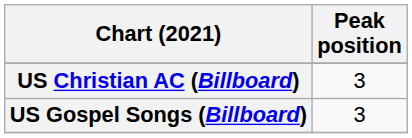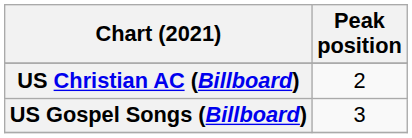(359, 80) 3 -> (359, 80) 2
